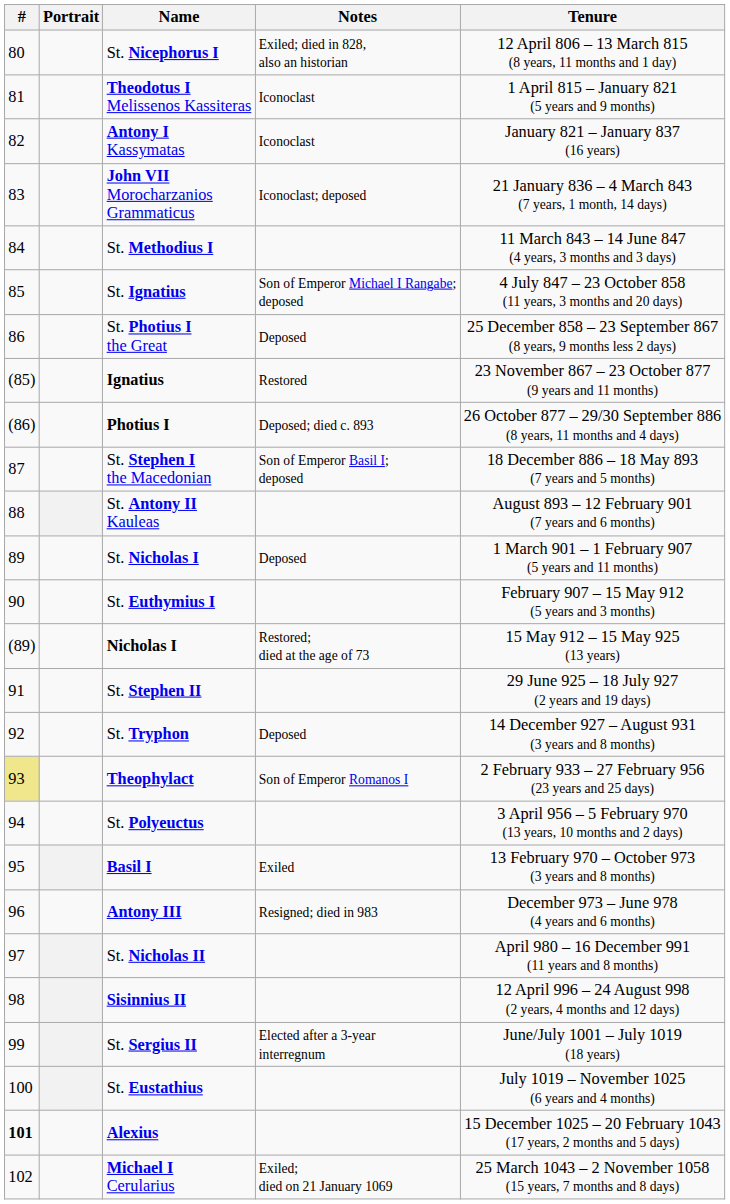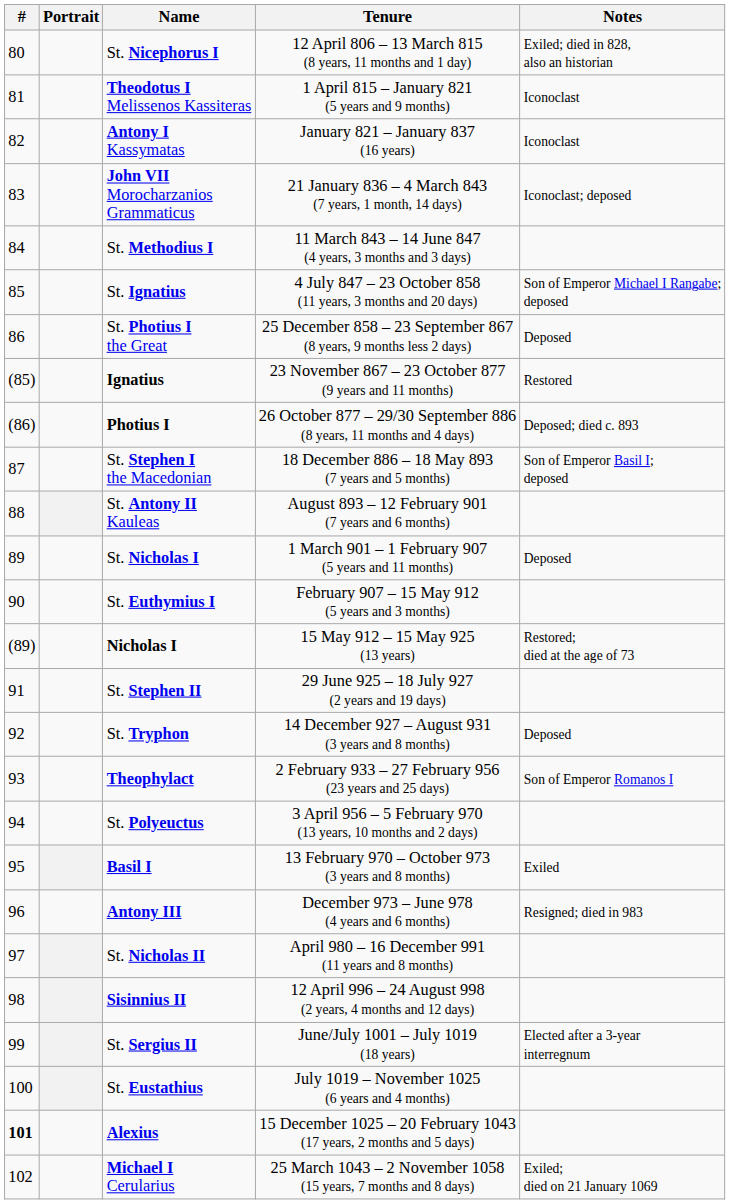columns swapped: (593, 17) <-> (358, 17)
(16, 778) khaki background -> (16, 778) no background
